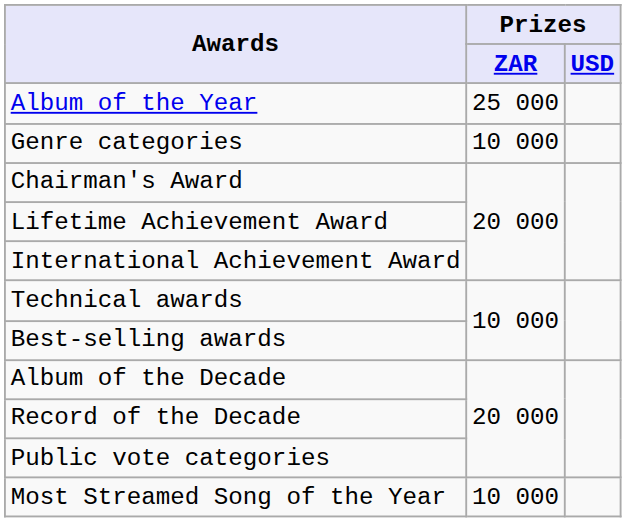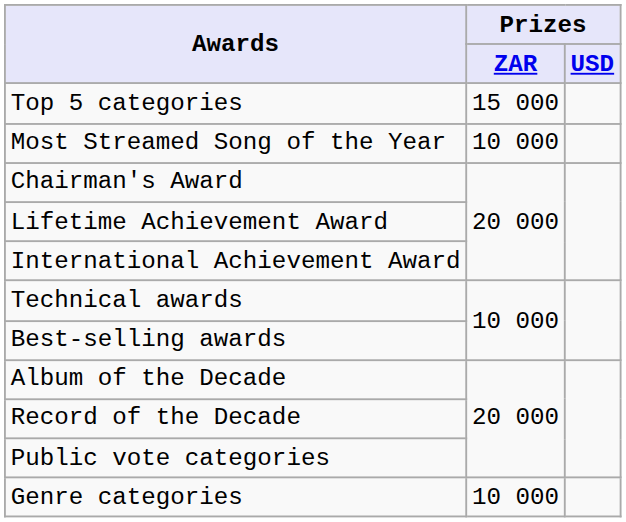+ row: (127, 103)
- row: (134, 103)
rows swapped: (127, 143) <-> (228, 498)
